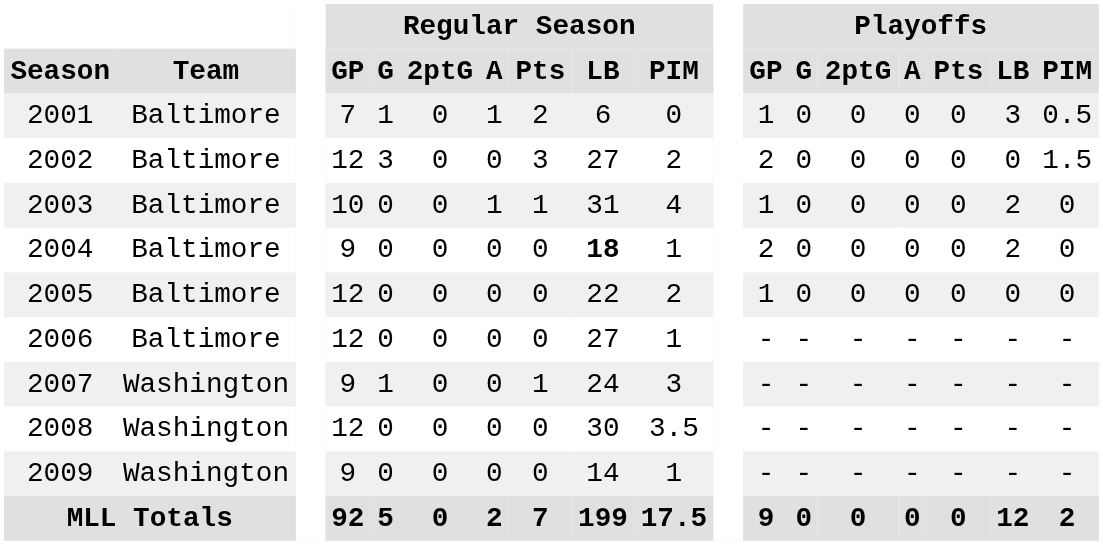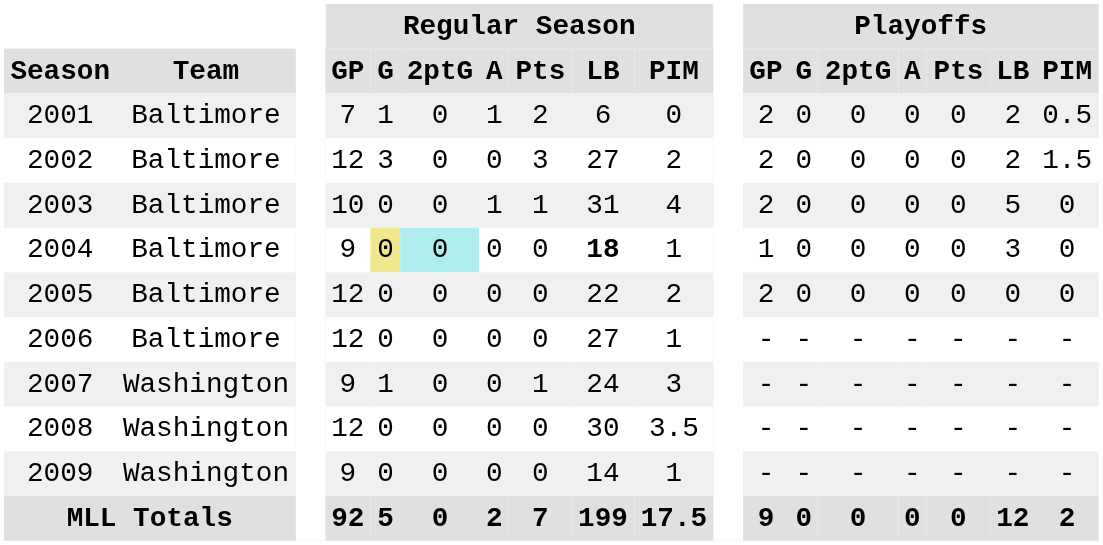(766, 116) 1 -> (766, 116) 2
(1013, 116) 3 -> (1013, 116) 2
(1013, 161) 0 -> (1013, 161) 2
(766, 205) 1 -> (766, 205) 2
(1013, 205) 2 -> (1013, 205) 5
(386, 250) no background -> (386, 250) khaki background
(440, 250) no background -> (440, 250) paleturquoise background
(766, 250) 2 -> (766, 250) 1
(1013, 250) 2 -> (1013, 250) 3
(766, 295) 1 -> (766, 295) 2
